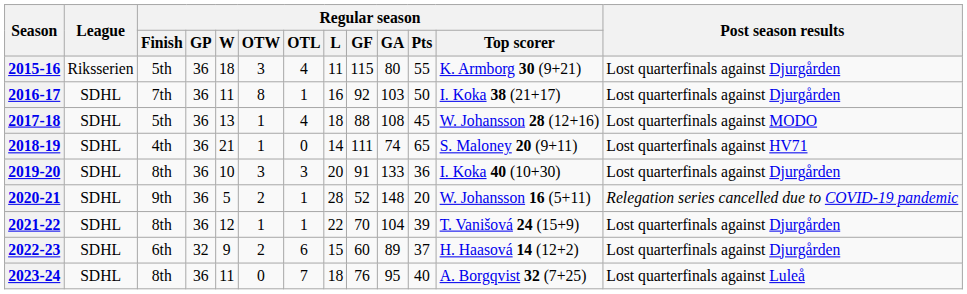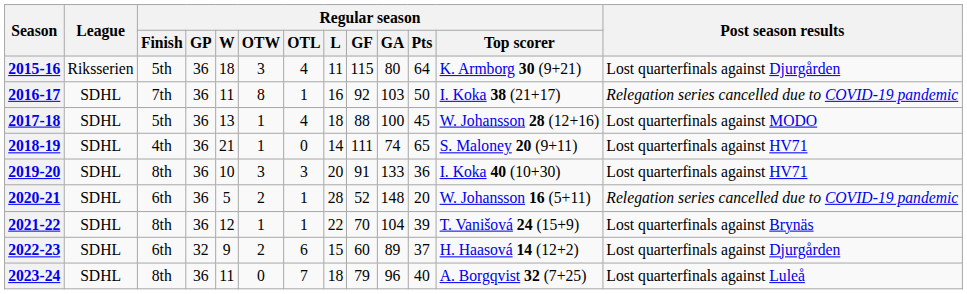(422, 69) 55 -> (422, 69) 64
(723, 95) Lost quarterfinals against Djurgården -> (782, 95) Relegation series cancelled due to COVID-19 pandemic
(392, 120) 108 -> (392, 120) 100
(723, 172) Lost quarterfinals against Djurgården -> (707, 172) Lost quarterfinals against HV71
(162, 198) 9th -> (162, 198) 6th
(723, 224) Lost quarterfinals against Djurgården -> (710, 224) Lost quarterfinals against Brynäs
(362, 275) 76 -> (362, 275) 79
(392, 275) 95 -> (392, 275) 96
